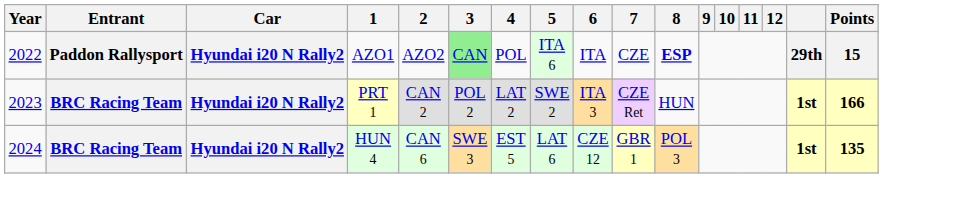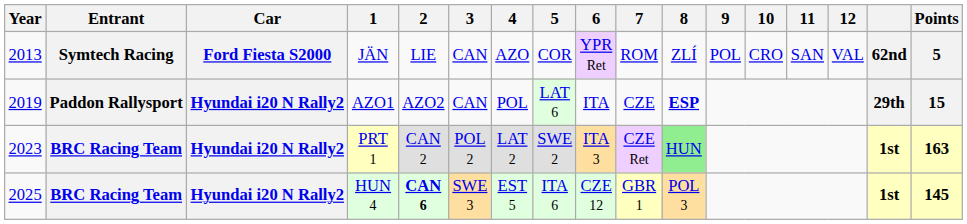+ row: (373, 54)
(25, 54) 2022 -> (25, 101) 2019
(470, 54) lightgreen background -> (470, 101) no background
(552, 54) ITA 6 -> (555, 101) LAT 6
(676, 101) no background -> (684, 148) lightgreen background
(852, 101) 166 -> (937, 148) 163
(25, 148) 2024 -> (25, 195) 2025
(423, 148) normal -> (423, 195) bold
(552, 148) LAT 6 -> (555, 194) ITA 6
(852, 148) 135 -> (937, 195) 145
